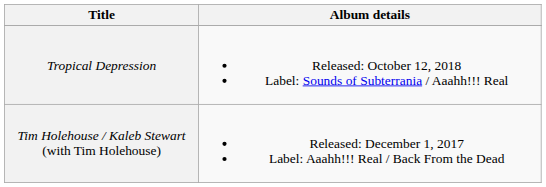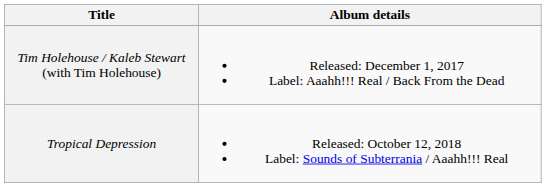rows swapped: (102, 143) <-> (102, 65)
